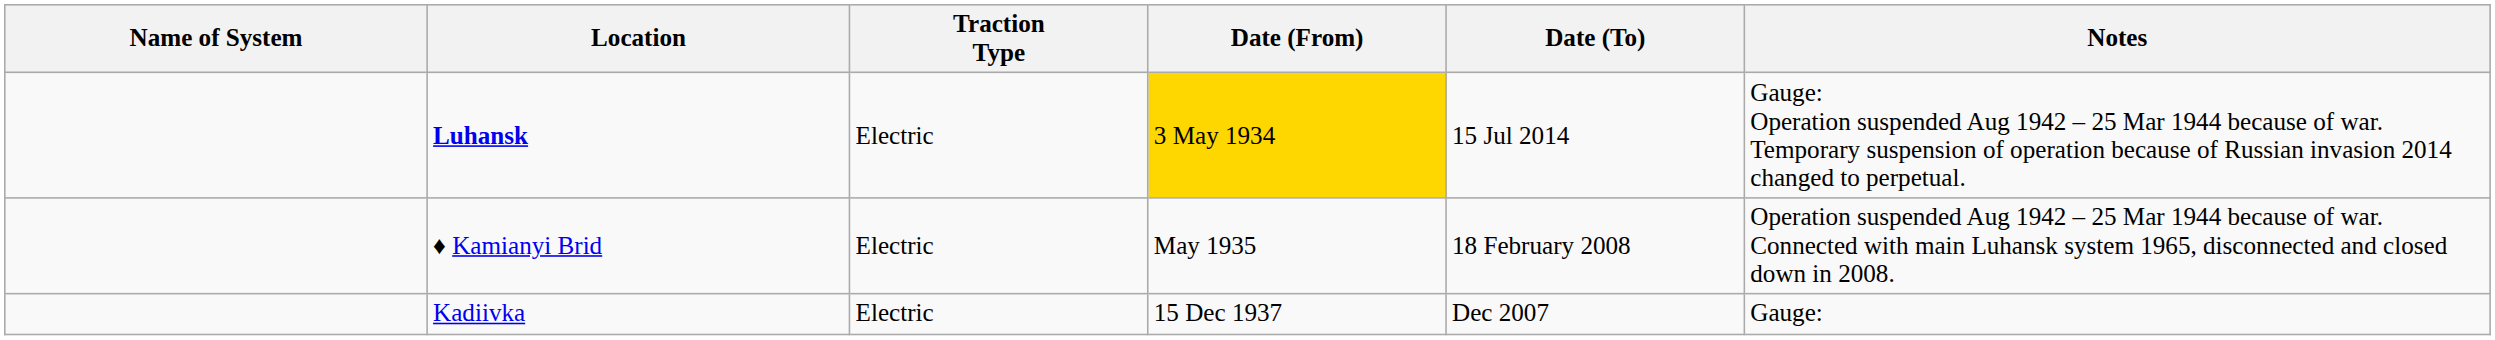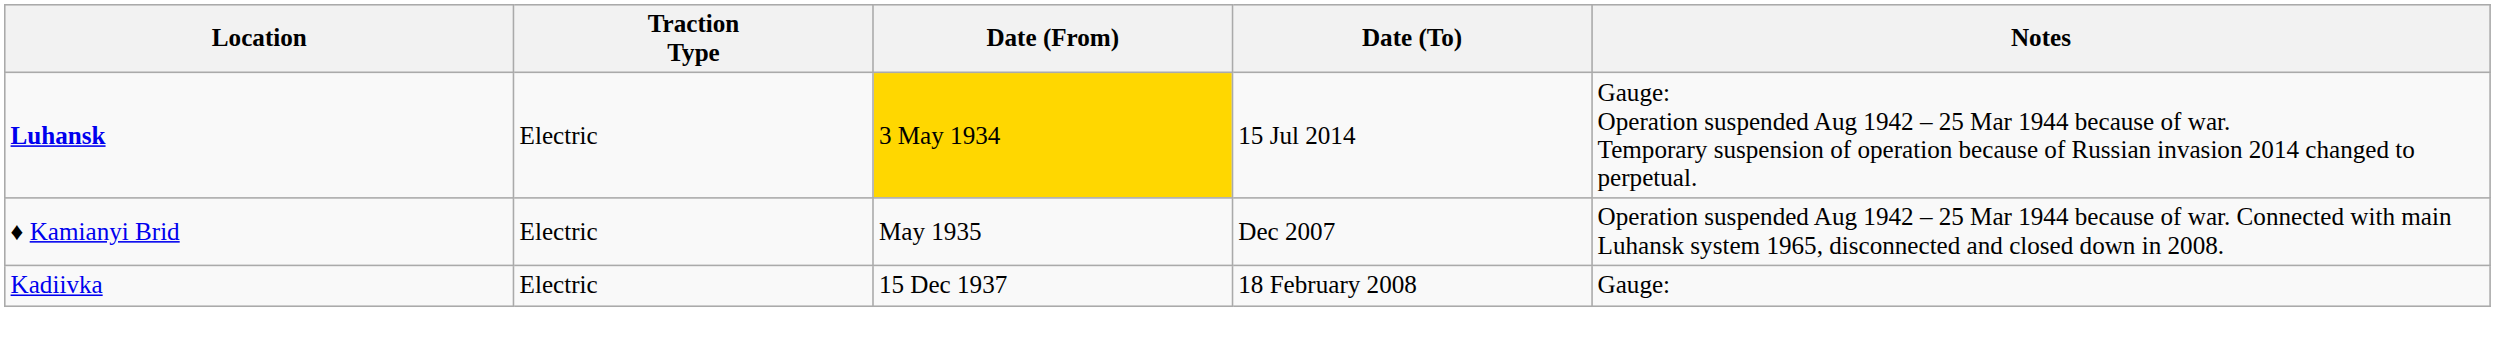- column: (216, 38)
(1541, 245) 18 February 2008 -> (1287, 231) Dec 2007
(1501, 313) Dec 2007 -> (1328, 285) 18 February 2008
